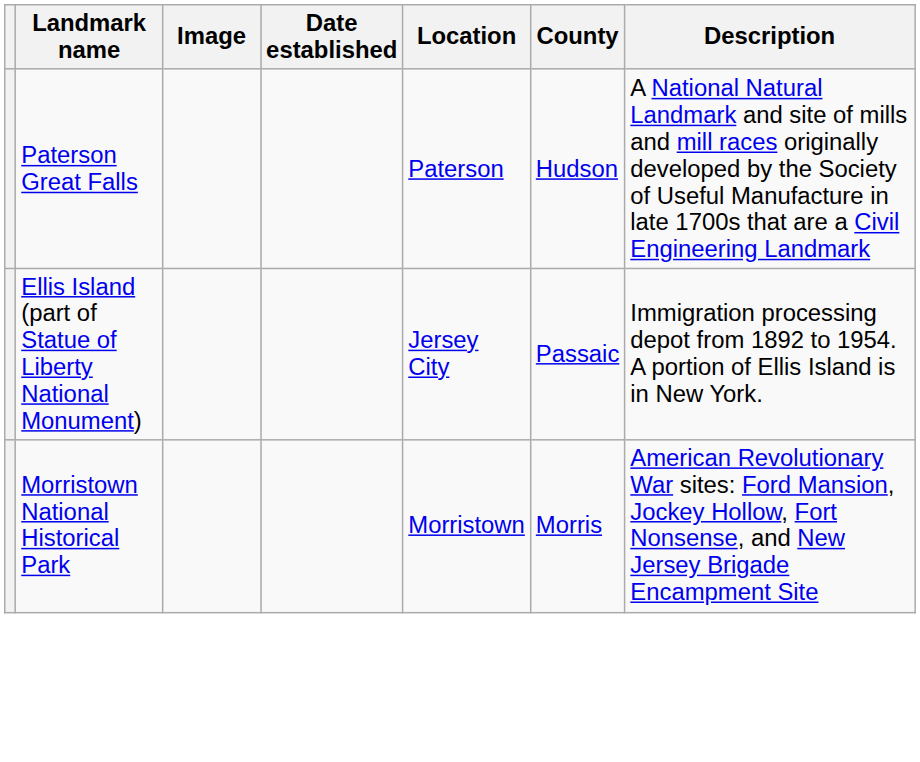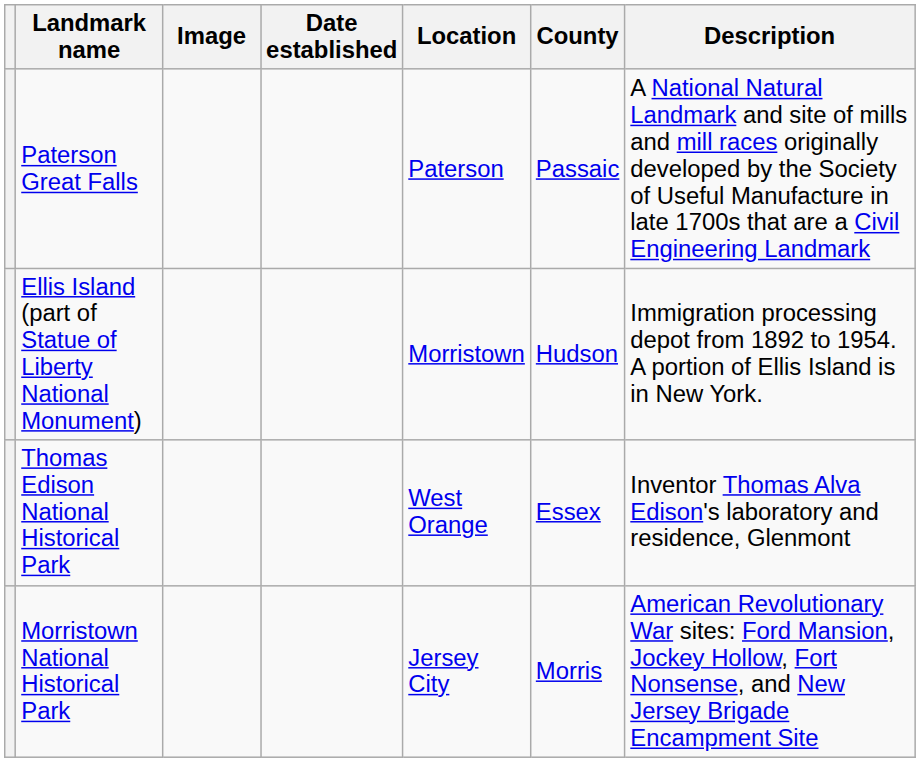(577, 168) Hudson -> (578, 168) Passaic
(443, 353) Jersey City -> (467, 353) Morristown
(578, 353) Passaic -> (577, 353) Hudson
+ row: (70, 512)
(467, 525) Morristown -> (443, 670) Jersey City
